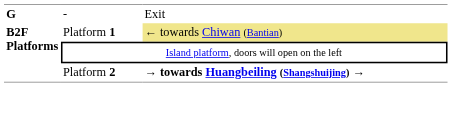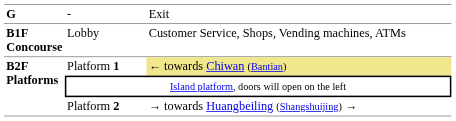+ row: (83, 33)
(255, 72) bold -> (253, 106) normal
